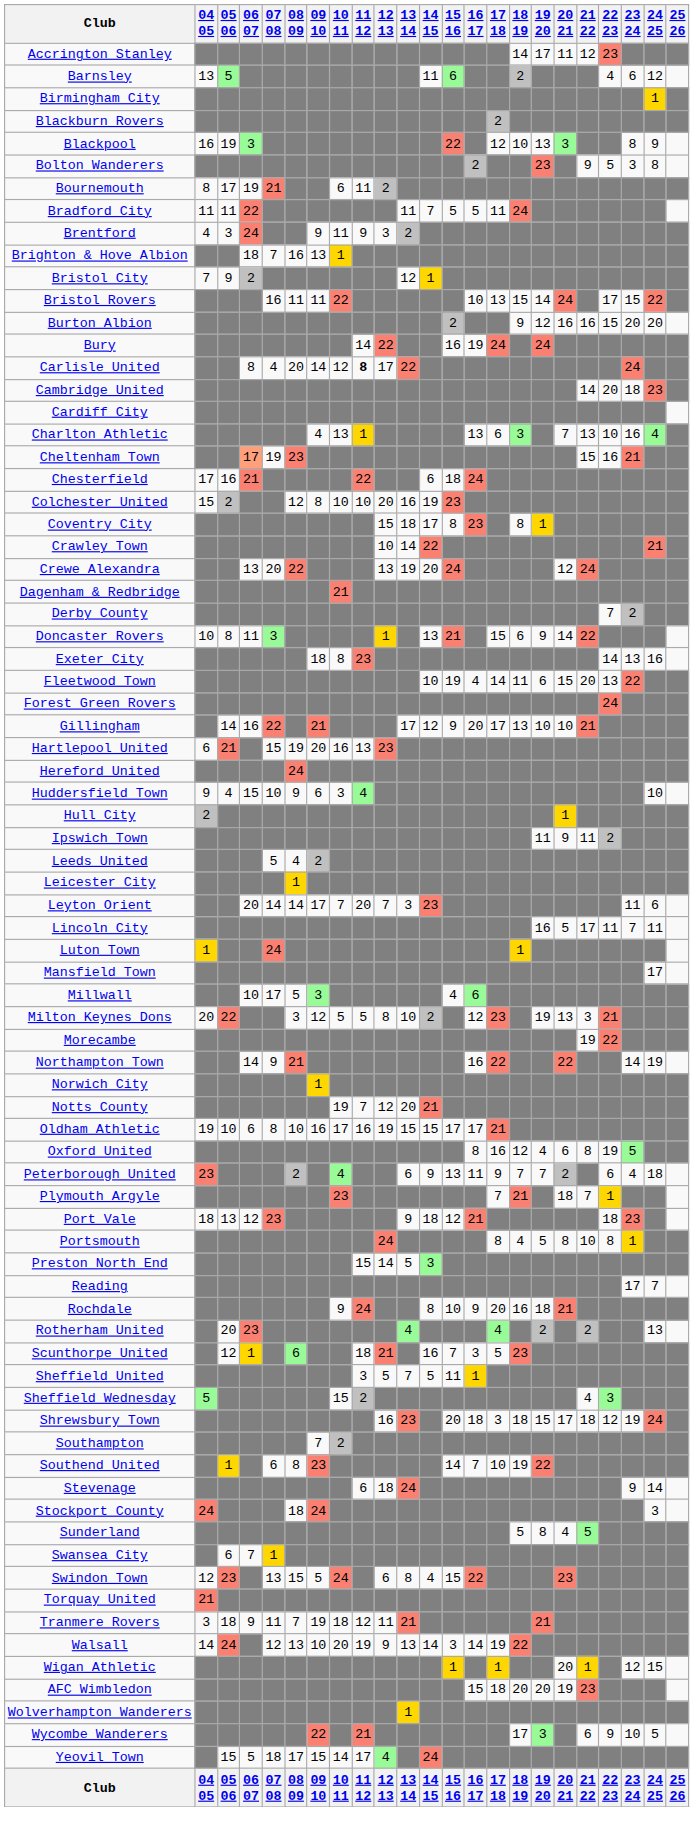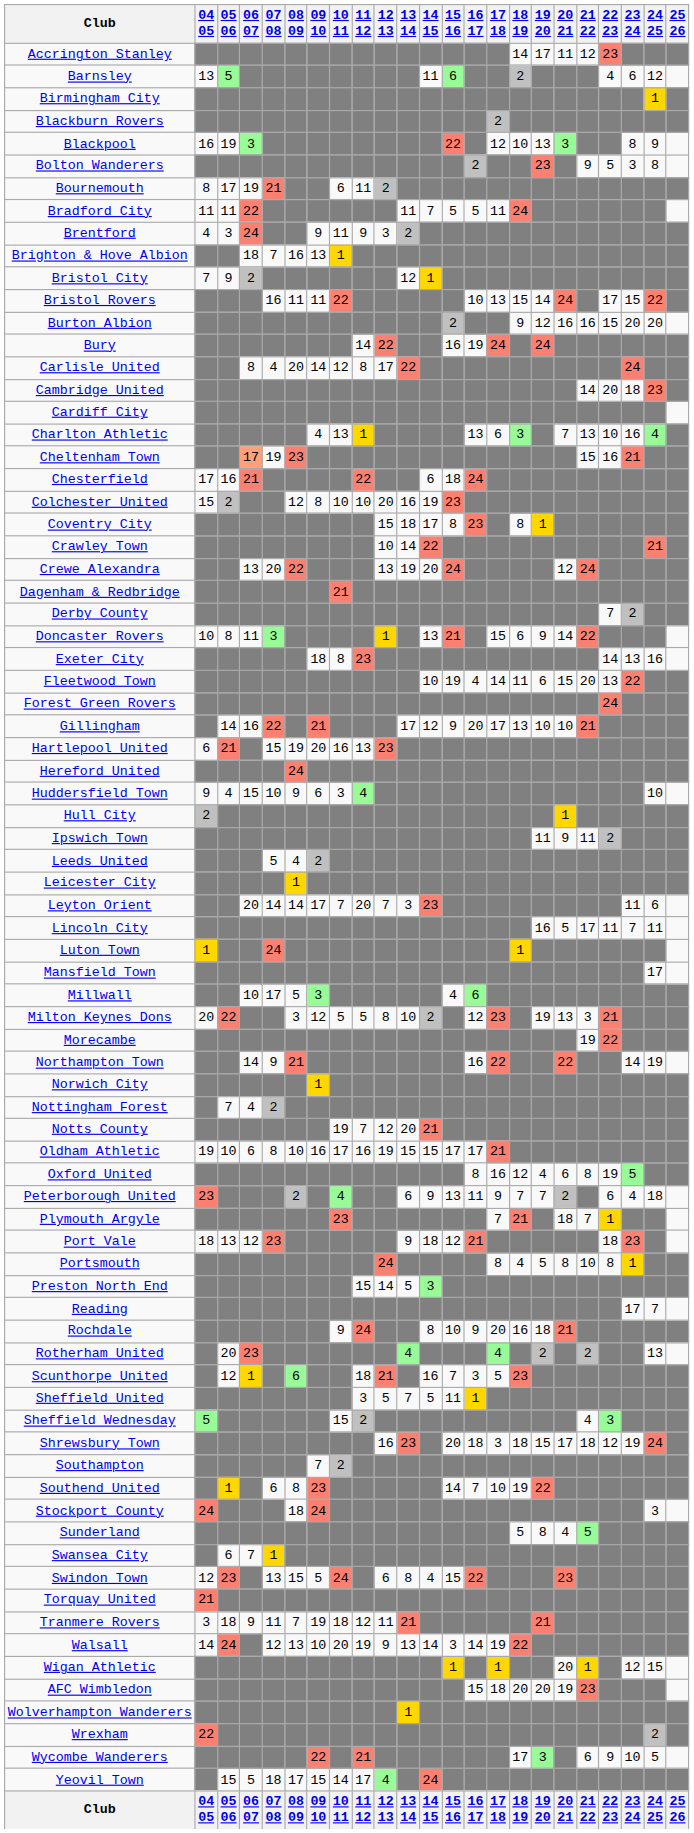(363, 368) bold -> (363, 368) normal
+ row: (100, 1107)
- row: (100, 1488)
+ row: (100, 1734)
